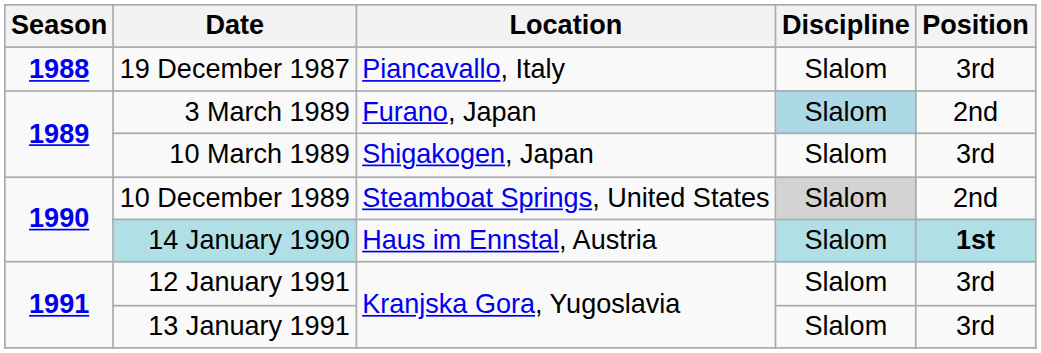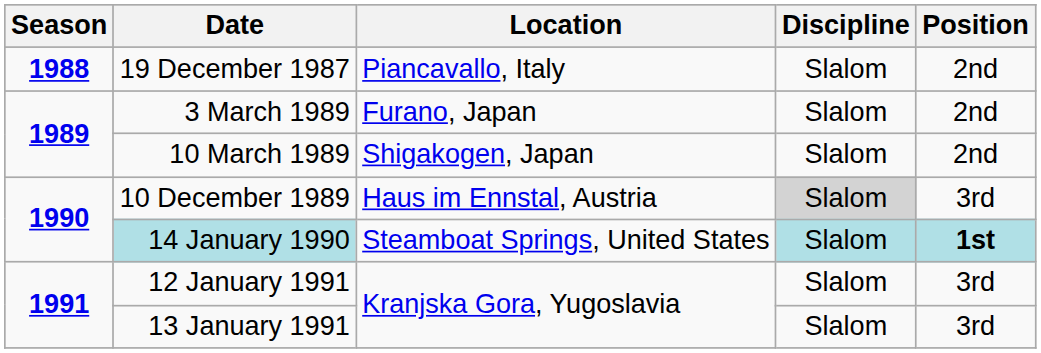(976, 68) 3rd -> (976, 68) 2nd
(846, 111) lightblue background -> (846, 111) no background
(976, 154) 3rd -> (976, 154) 2nd
(566, 197) Steamboat Springs, United States -> (509, 197) Haus im Ennstal, Austria
(976, 197) 2nd -> (976, 197) 3rd
(509, 240) Haus im Ennstal, Austria -> (566, 240) Steamboat Springs, United States
